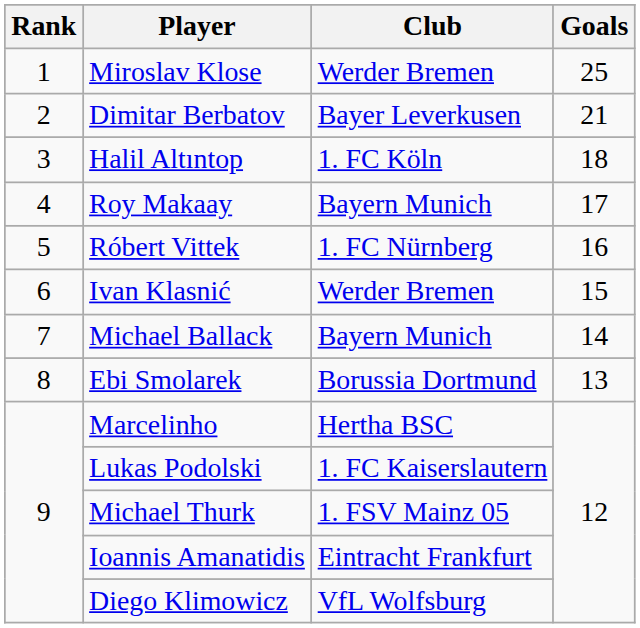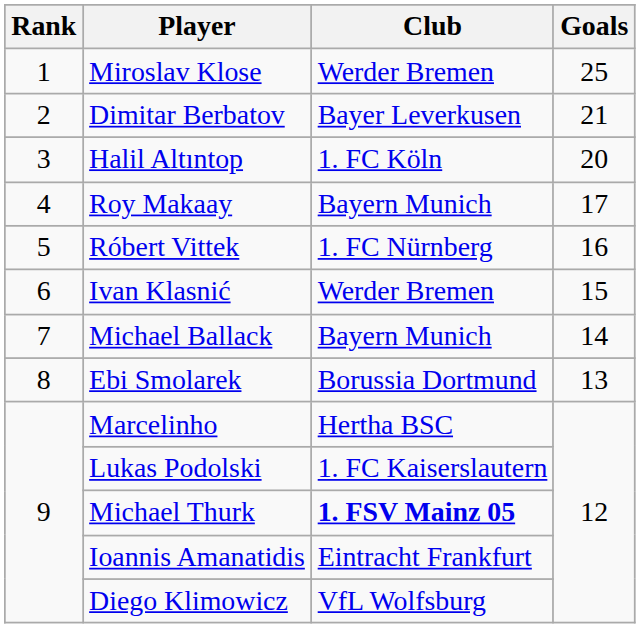(594, 159) 18 -> (594, 159) 20
(413, 512) normal -> (416, 512) bold
